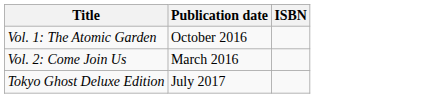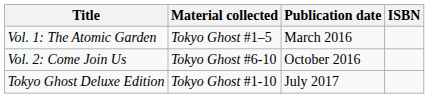+ column: (224, 15)
(209, 37) October 2016 -> (318, 37) March 2016
(205, 59) March 2016 -> (322, 59) October 2016
